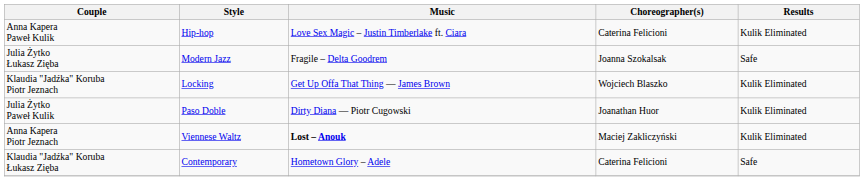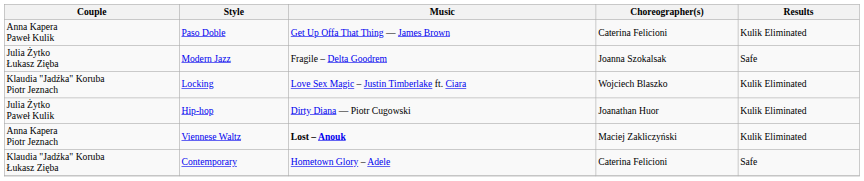(197, 32) Hip-hop -> (203, 32) Paso Doble
(378, 32) Love Sex Magic – Justin Timberlake ft. Ciara -> (370, 32) Get Up Offa That Thing — James Brown
(370, 84) Get Up Offa That Thing — James Brown -> (378, 84) Love Sex Magic – Justin Timberlake ft. Ciara
(203, 110) Paso Doble -> (197, 110) Hip-hop
